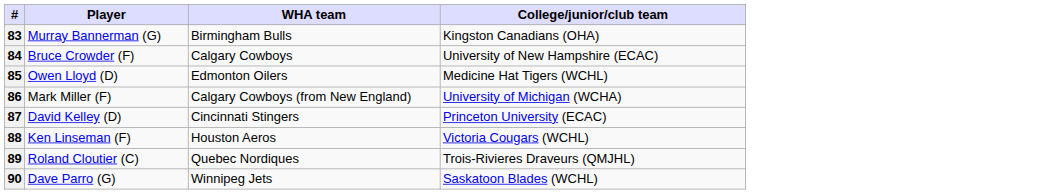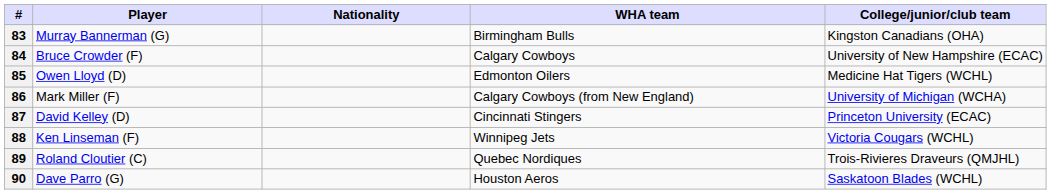+ column: (366, 14)
(233, 138) Houston Aeros -> (514, 138) Winnipeg Jets
(232, 179) Winnipeg Jets -> (516, 179) Houston Aeros
